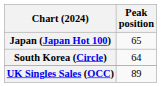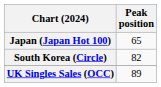(136, 57) 64 -> (136, 57) 82
